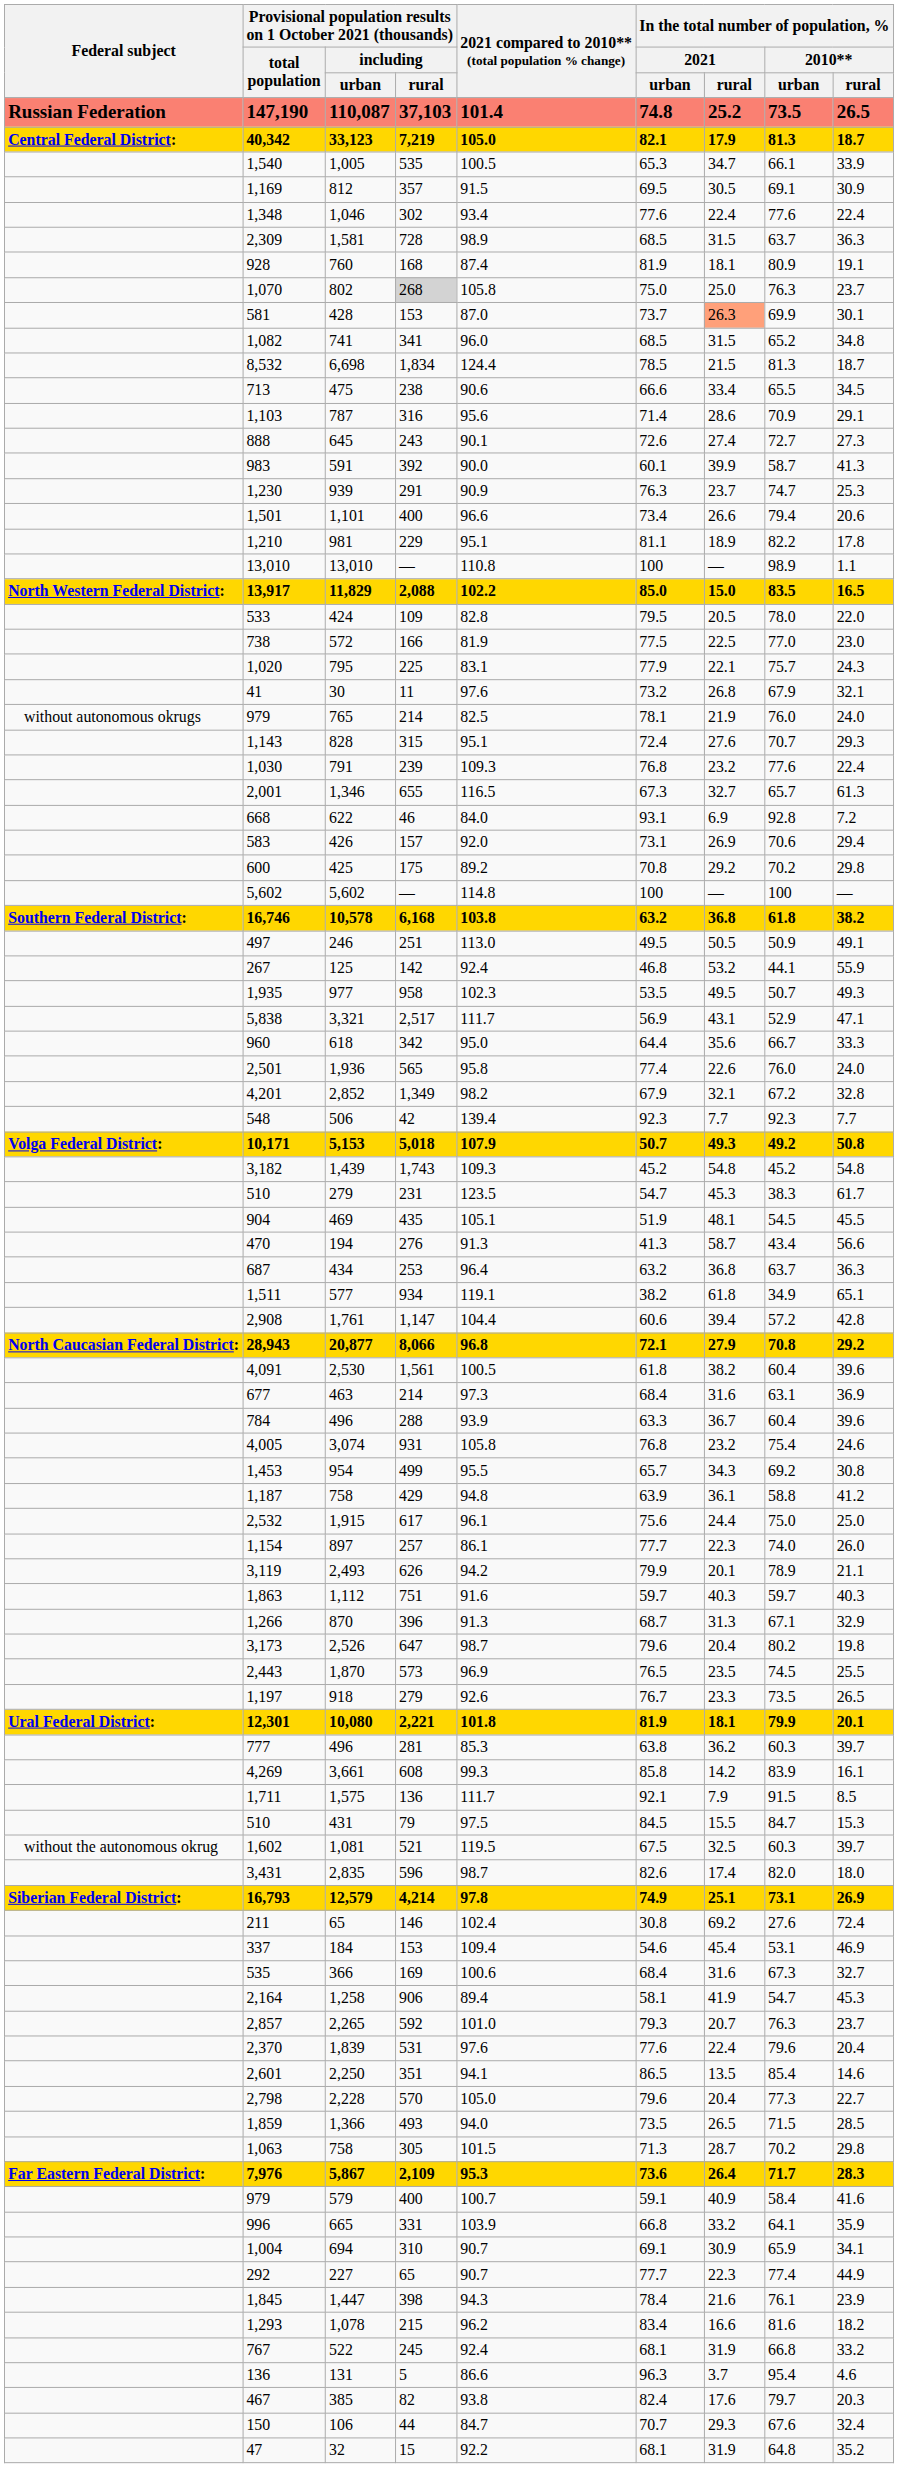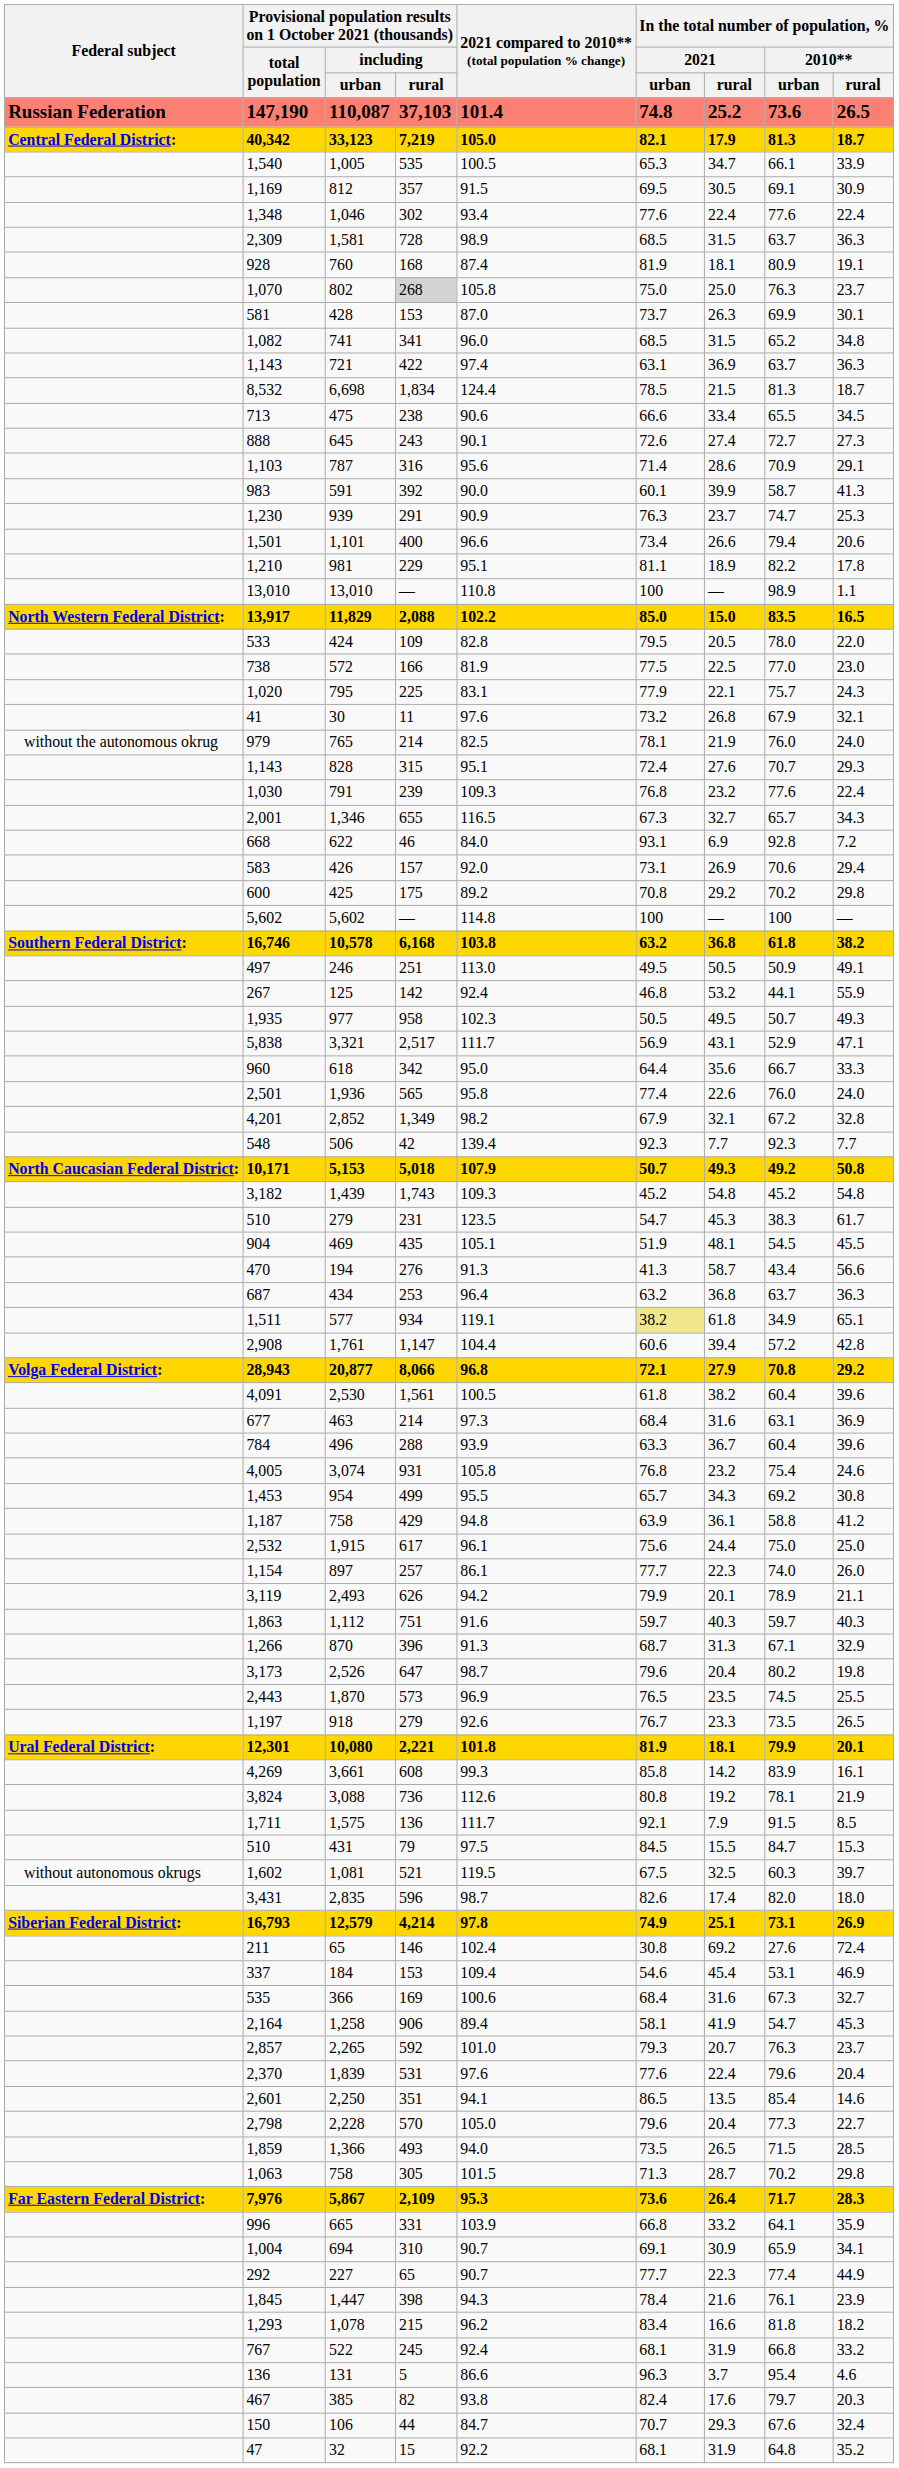(785, 112) 73.5 -> (785, 112) 73.6
(722, 315) lightsalmon background -> (722, 315) no background
+ row: (264, 365)
rows swapped: (264, 415) <-> (258, 440)
(105, 717) without autonomous okrugs -> (113, 742) without the autonomous okrug
(851, 792) 61.3 -> (851, 817) 34.3
(653, 993) 53.5 -> (653, 1018) 50.5
(85, 1144) Volga Federal District: -> (124, 1169) North Caucasian Federal District:
(653, 1294) no background -> (653, 1320) khaki background
(124, 1345) North Caucasian Federal District: -> (85, 1370) Volga Federal District:
- row: (258, 1747)
+ row: (264, 1797)
(113, 1847) without the autonomous okrug -> (105, 1872) without autonomous okrugs
- row: (258, 2199)
(782, 2324) 81.6 -> (782, 2324) 81.8
